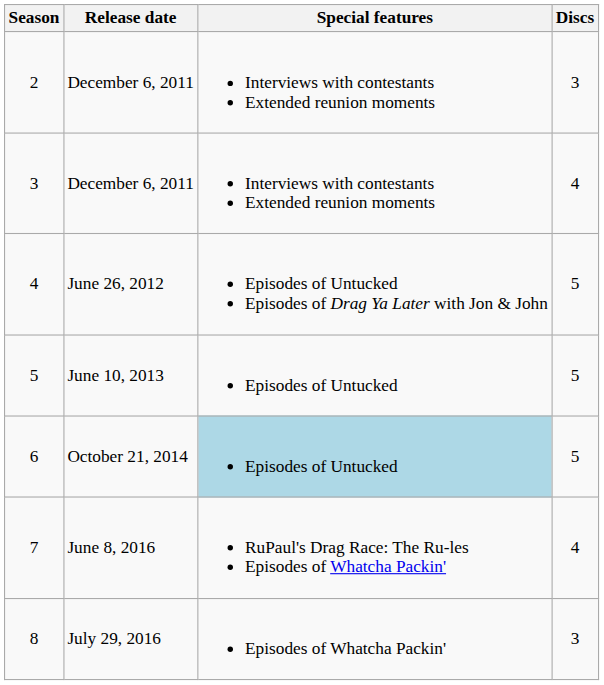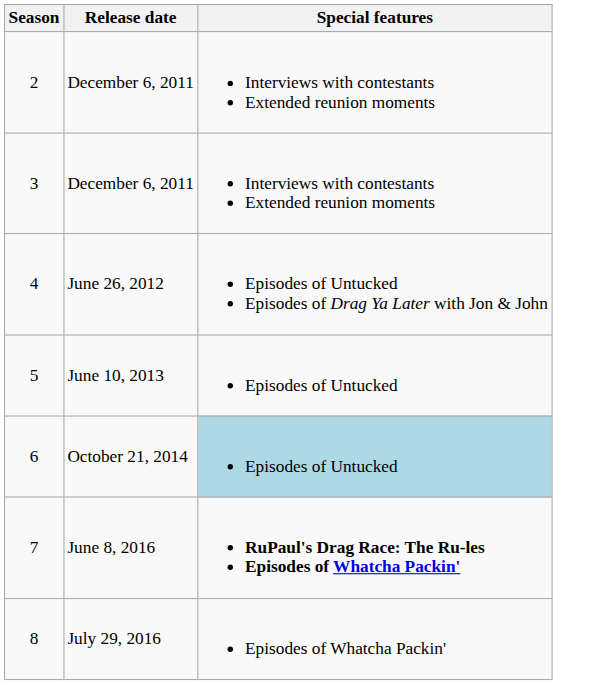- column: (575, 18)
(375, 557) normal -> (375, 557) bold
